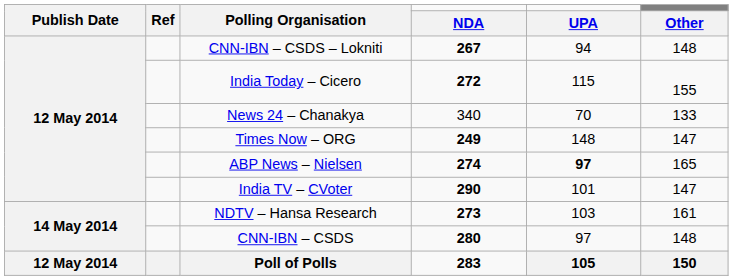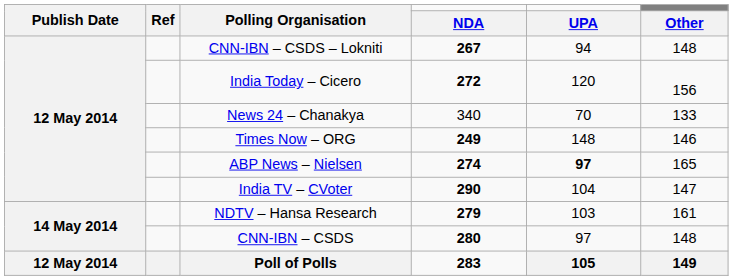(583, 81) 115 -> (583, 81) 120
(684, 90) 155 -> (684, 90) 156
(684, 140) 147 -> (684, 140) 146
(583, 189) 101 -> (583, 189) 104
(469, 213) 273 -> (469, 213) 279
(684, 263) 150 -> (684, 263) 149
